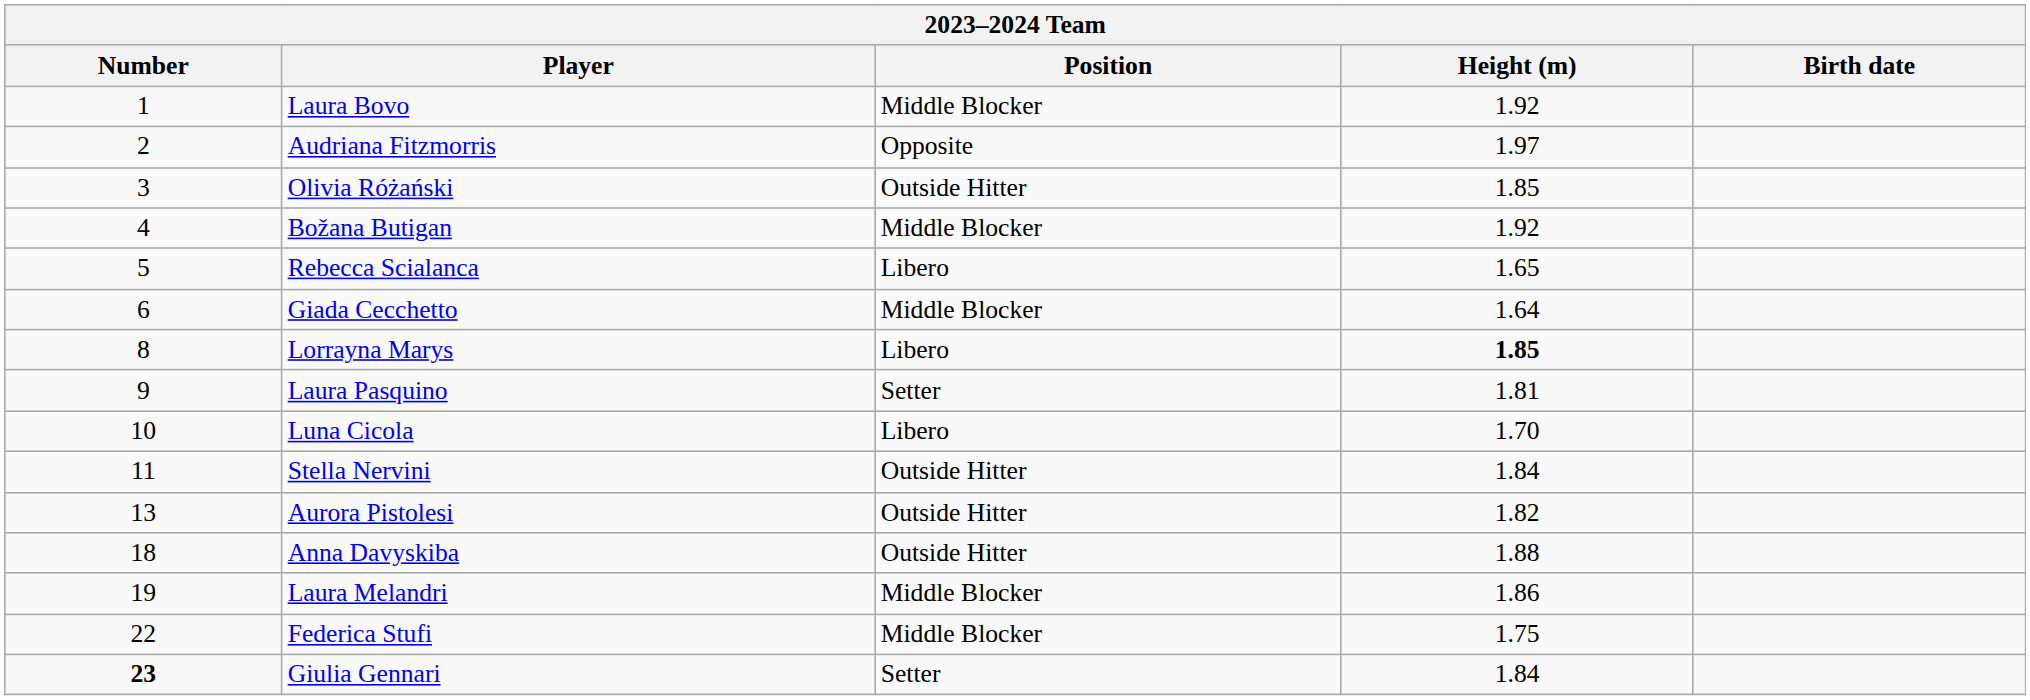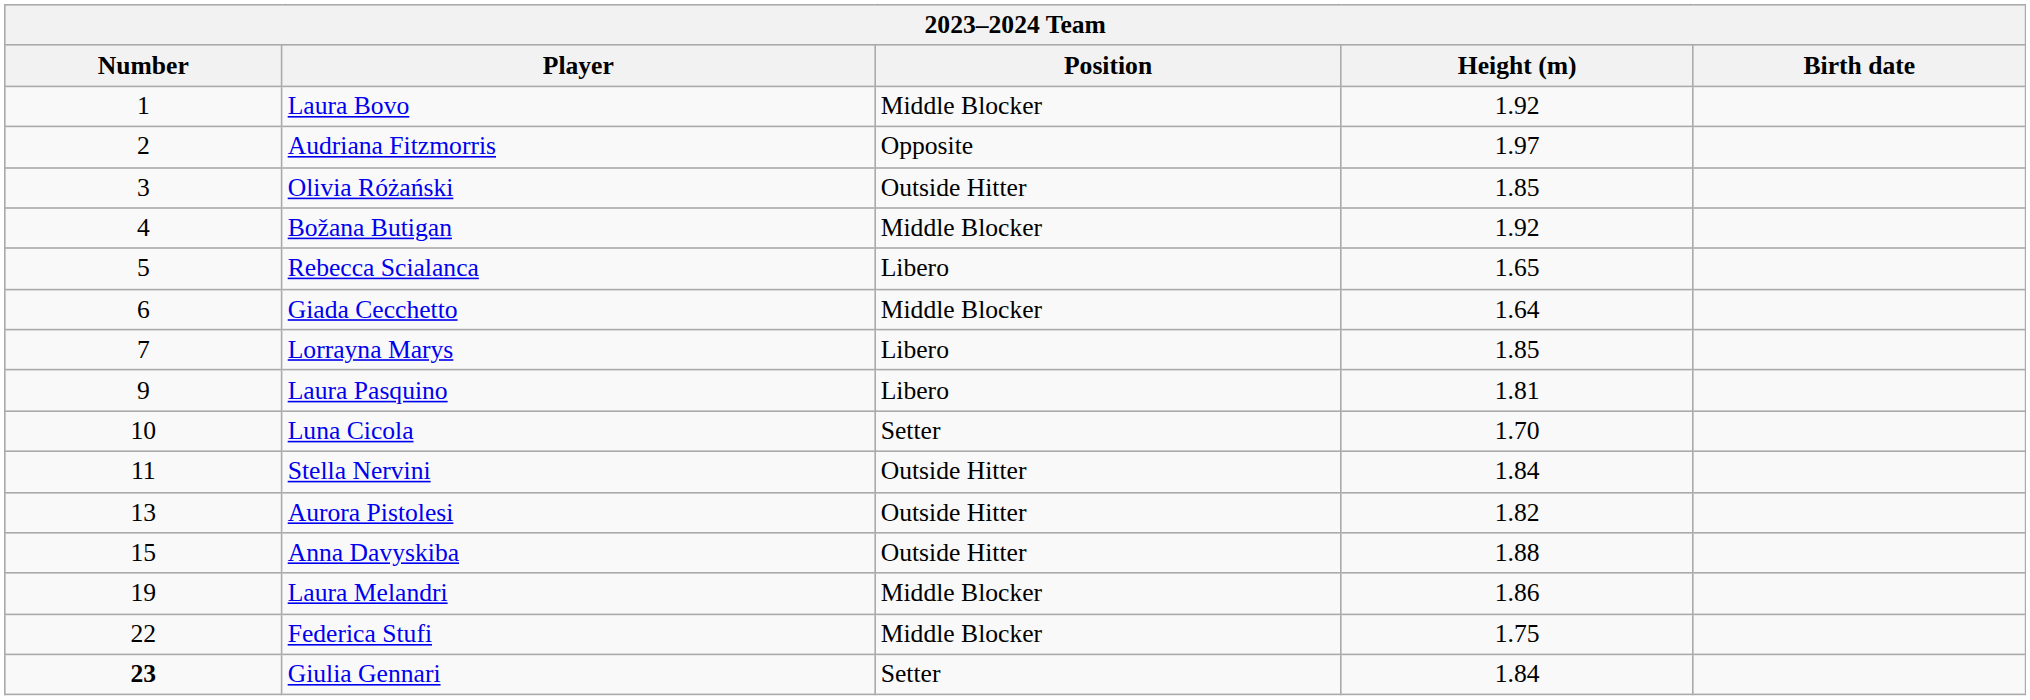(143, 349) 8 -> (143, 349) 7
(1517, 349) bold -> (1517, 349) normal
(911, 390) Setter -> (915, 390) Libero
(915, 430) Libero -> (911, 430) Setter
(143, 552) 18 -> (143, 552) 15
